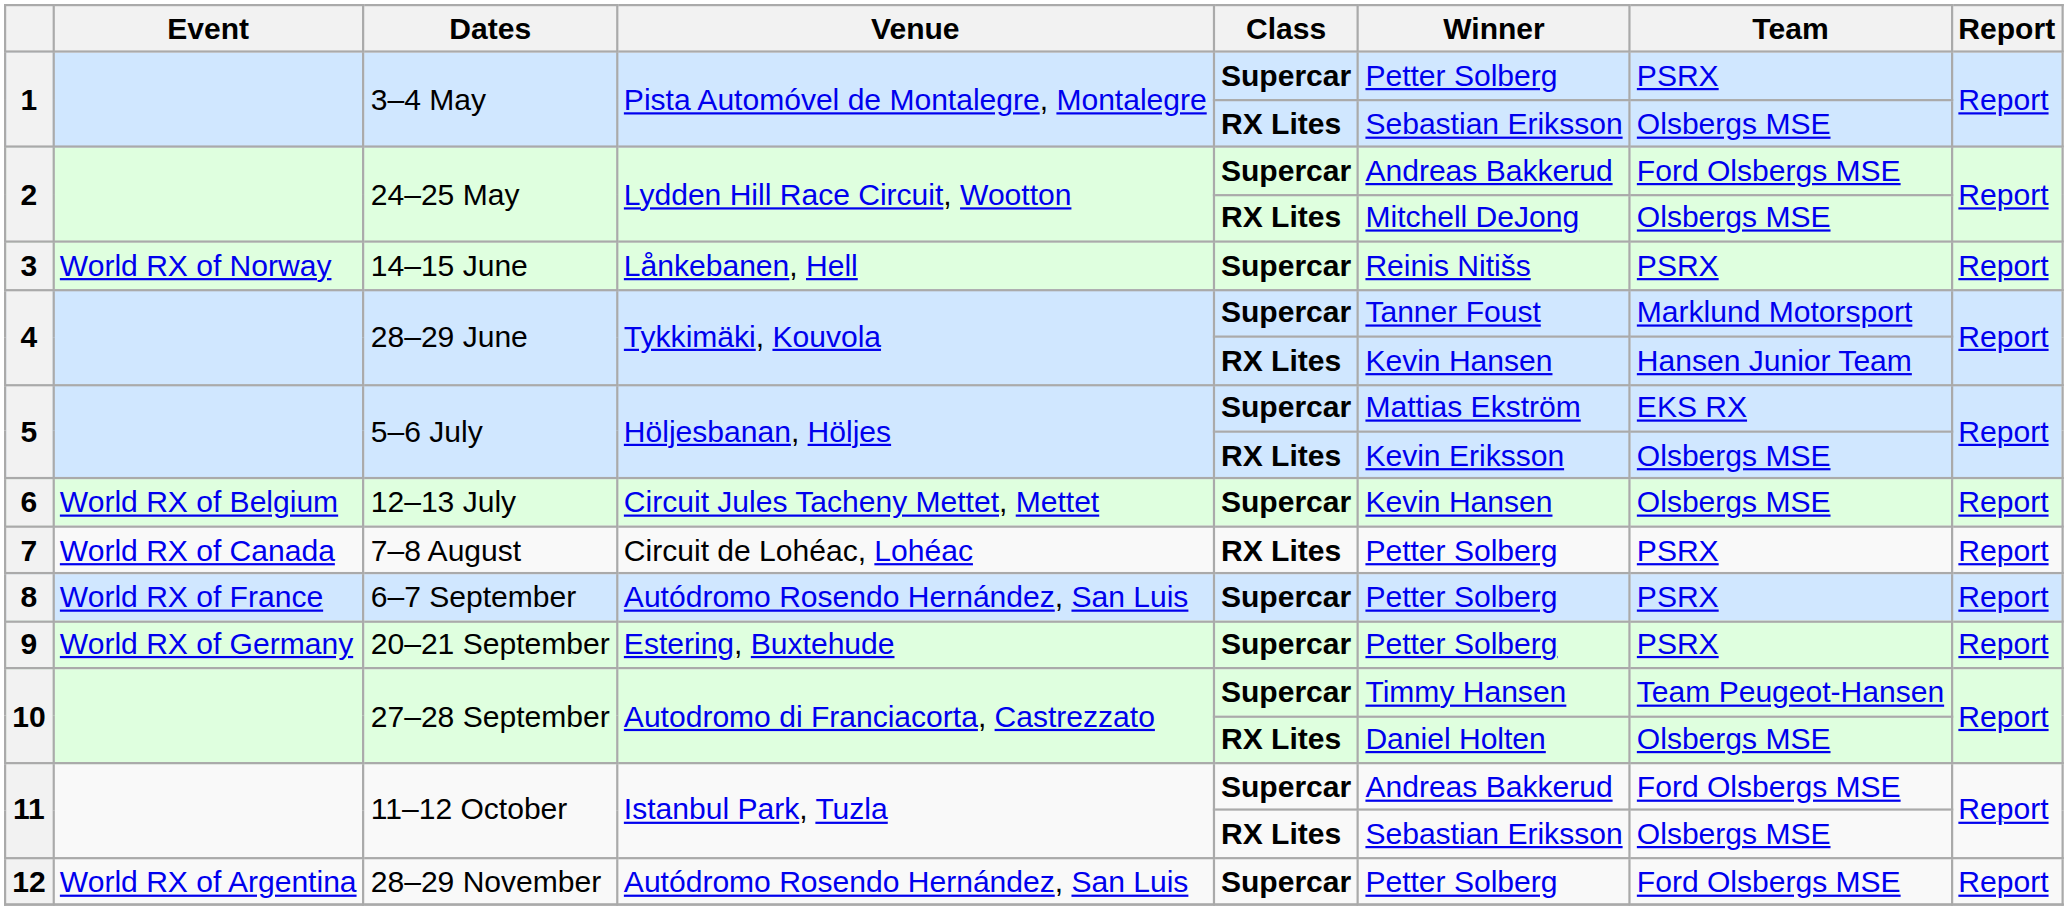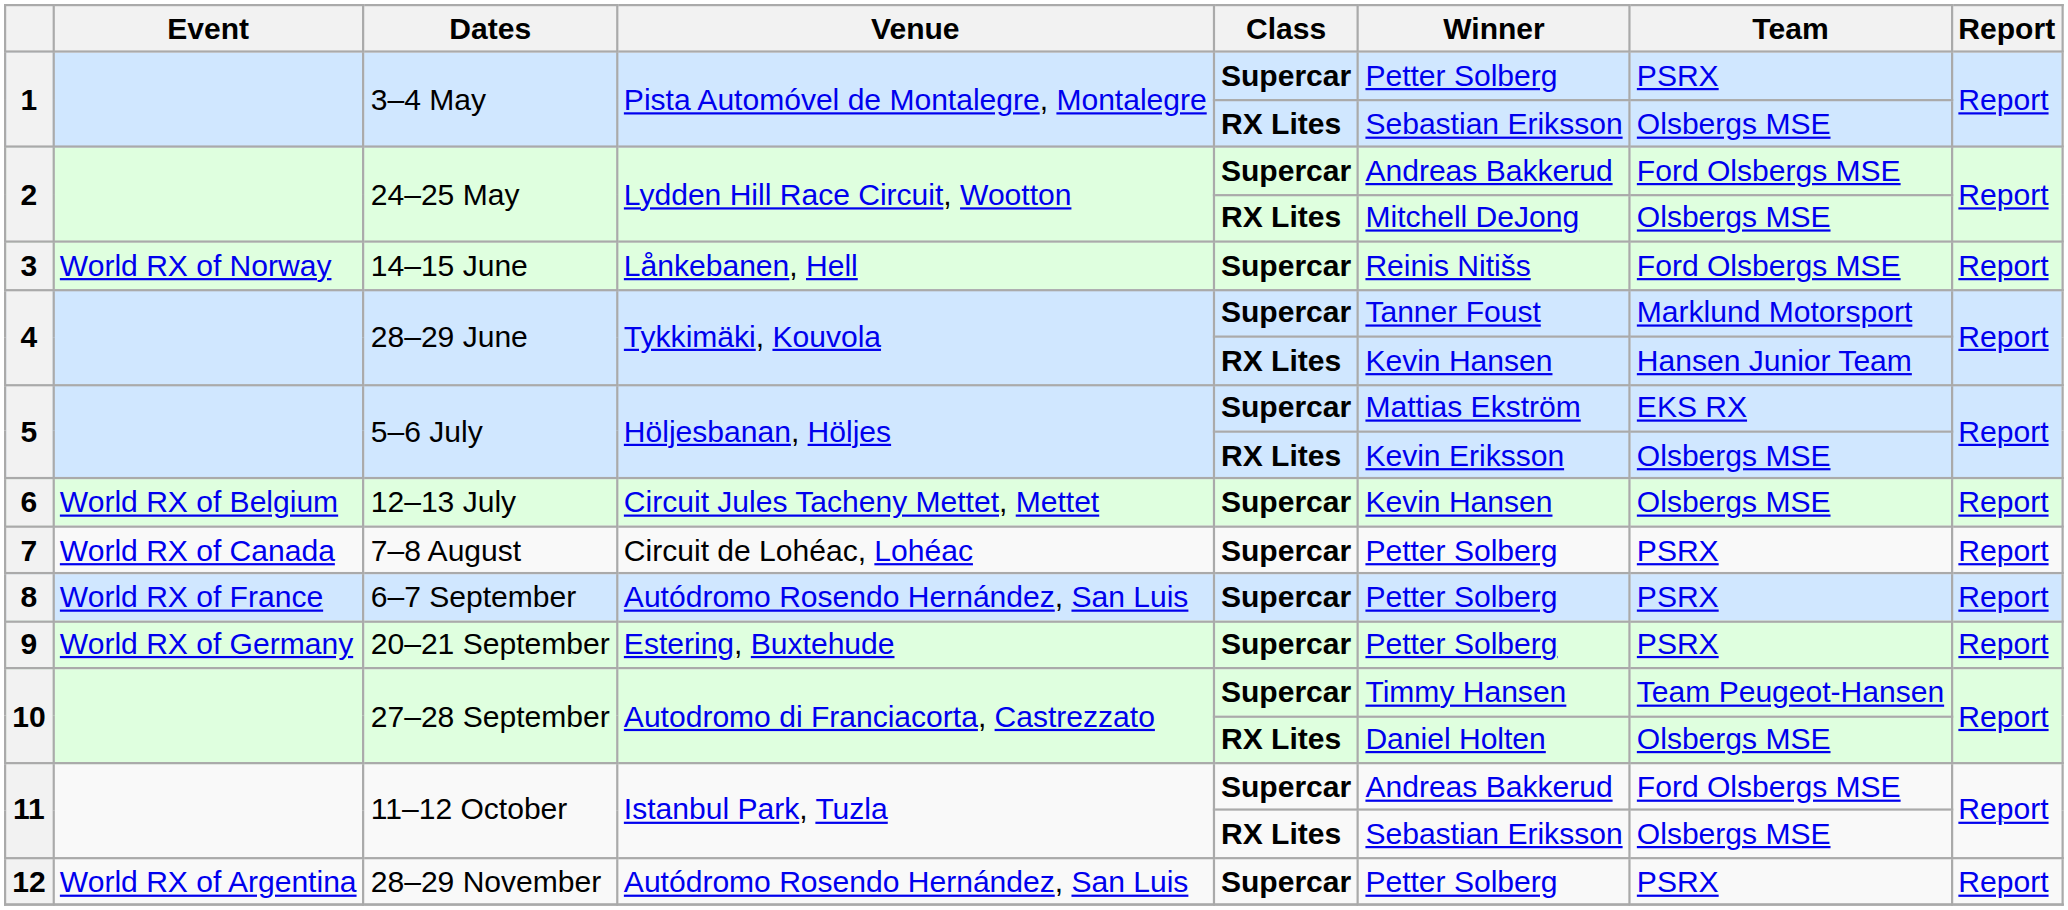(1678, 265) PSRX -> (1769, 265) Ford Olsbergs MSE
(1281, 550) RX Lites -> (1286, 550) Supercar
(1769, 881) Ford Olsbergs MSE -> (1678, 881) PSRX
